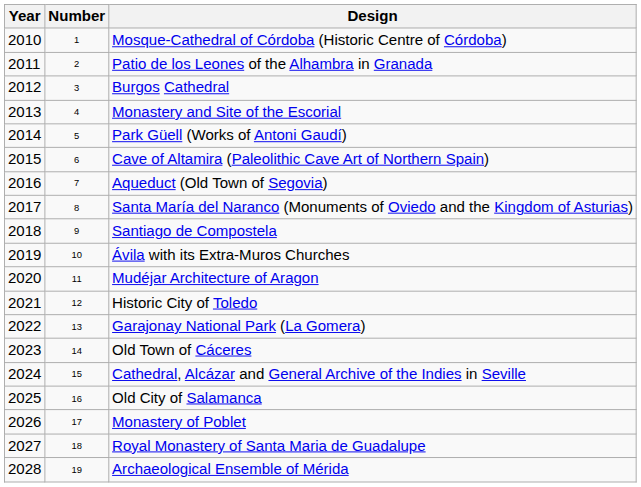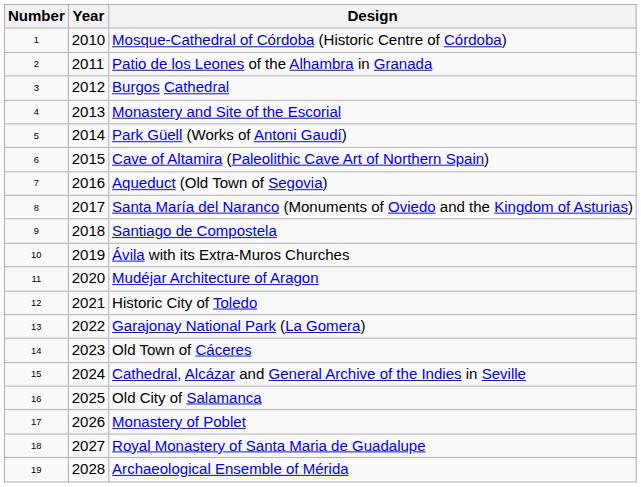columns swapped: (25, 16) <-> (77, 16)
